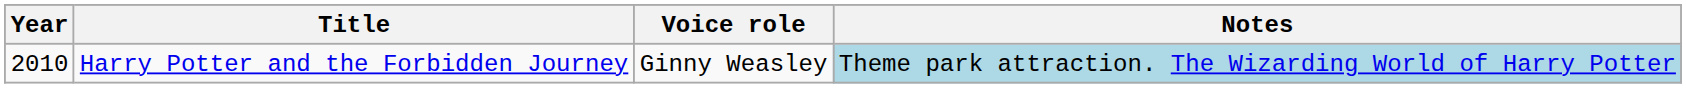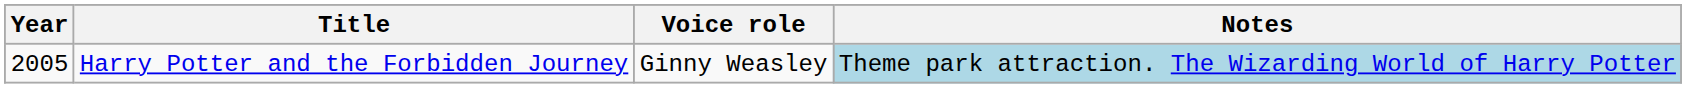(40, 64) 2010 -> (40, 64) 2005
